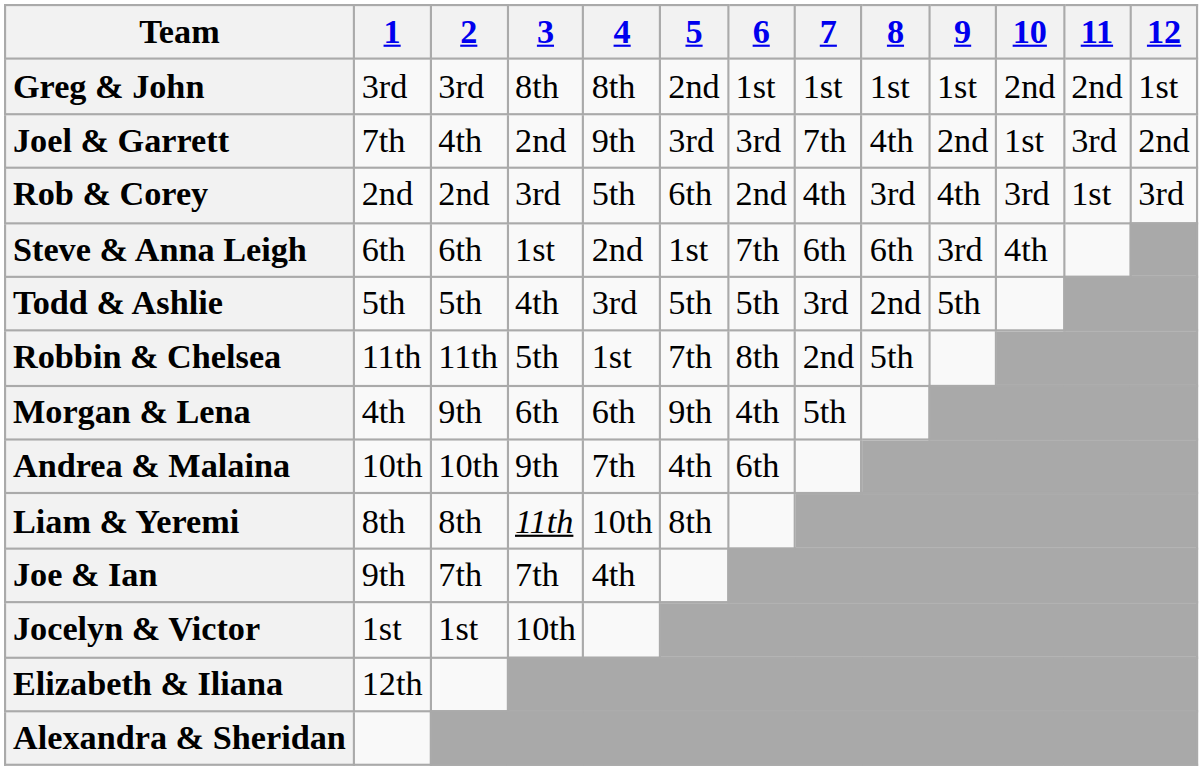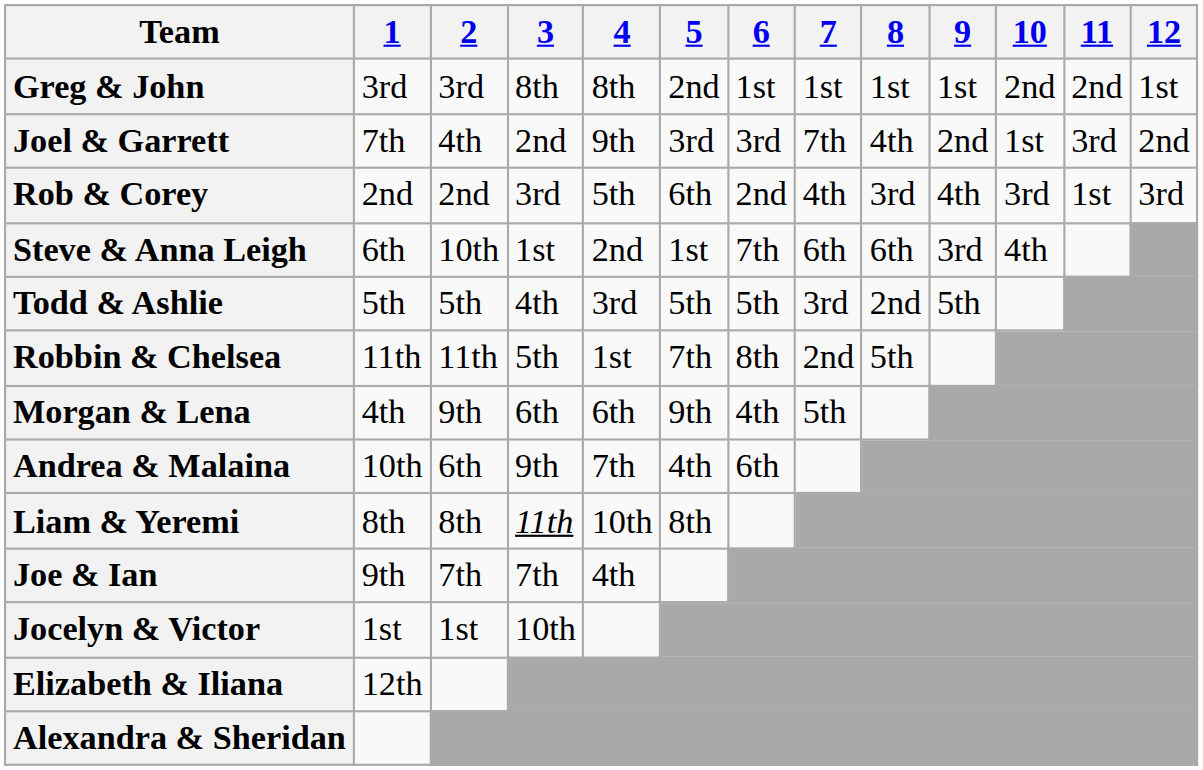(460, 248) 6th -> (469, 248) 10th
(469, 466) 10th -> (460, 466) 6th
